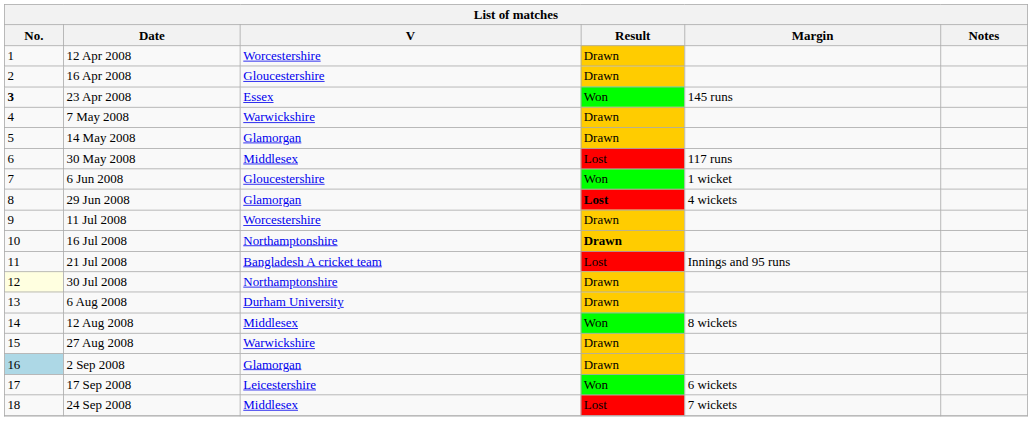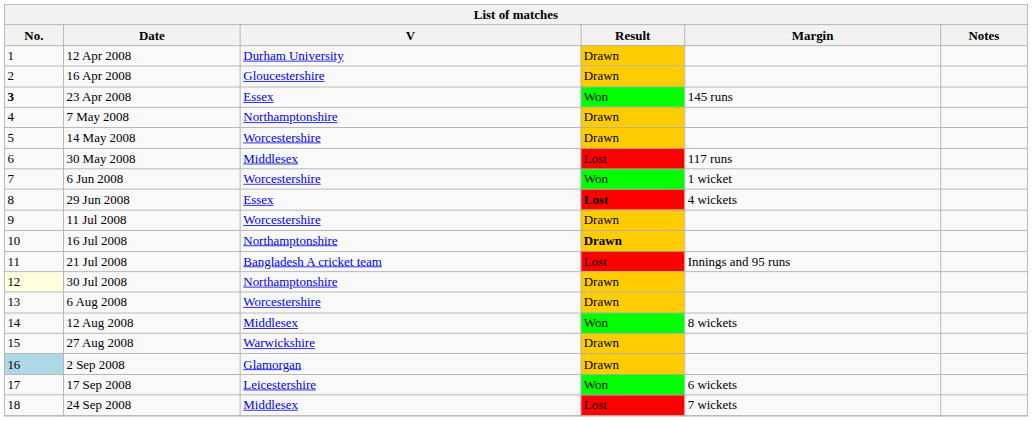(282, 55) Worcestershire -> (293, 55) Durham University
(279, 117) Warwickshire -> (290, 117) Northamptonshire
(272, 138) Glamorgan -> (282, 138) Worcestershire
(284, 179) Gloucestershire -> (282, 179) Worcestershire
(272, 199) Glamorgan -> (258, 199) Essex
(293, 302) Durham University -> (282, 302) Worcestershire
